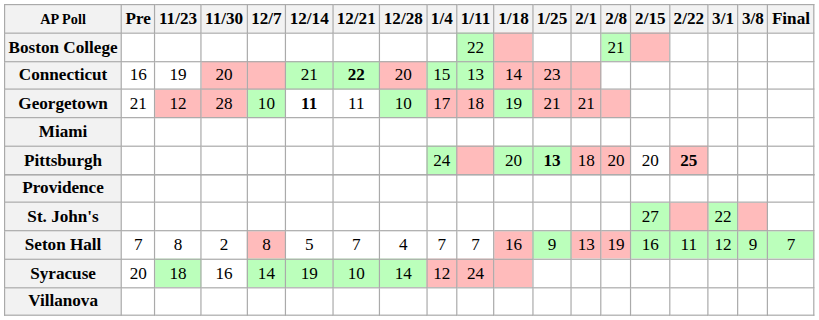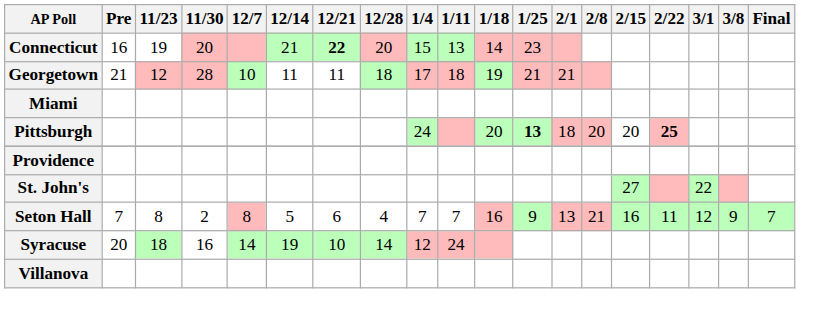- row: (63, 47)
(309, 103) bold -> (290, 75) normal
(403, 103) 10 -> (384, 75) 18
(356, 245) 7 -> (337, 216) 6
(616, 245) 19 -> (597, 216) 21
